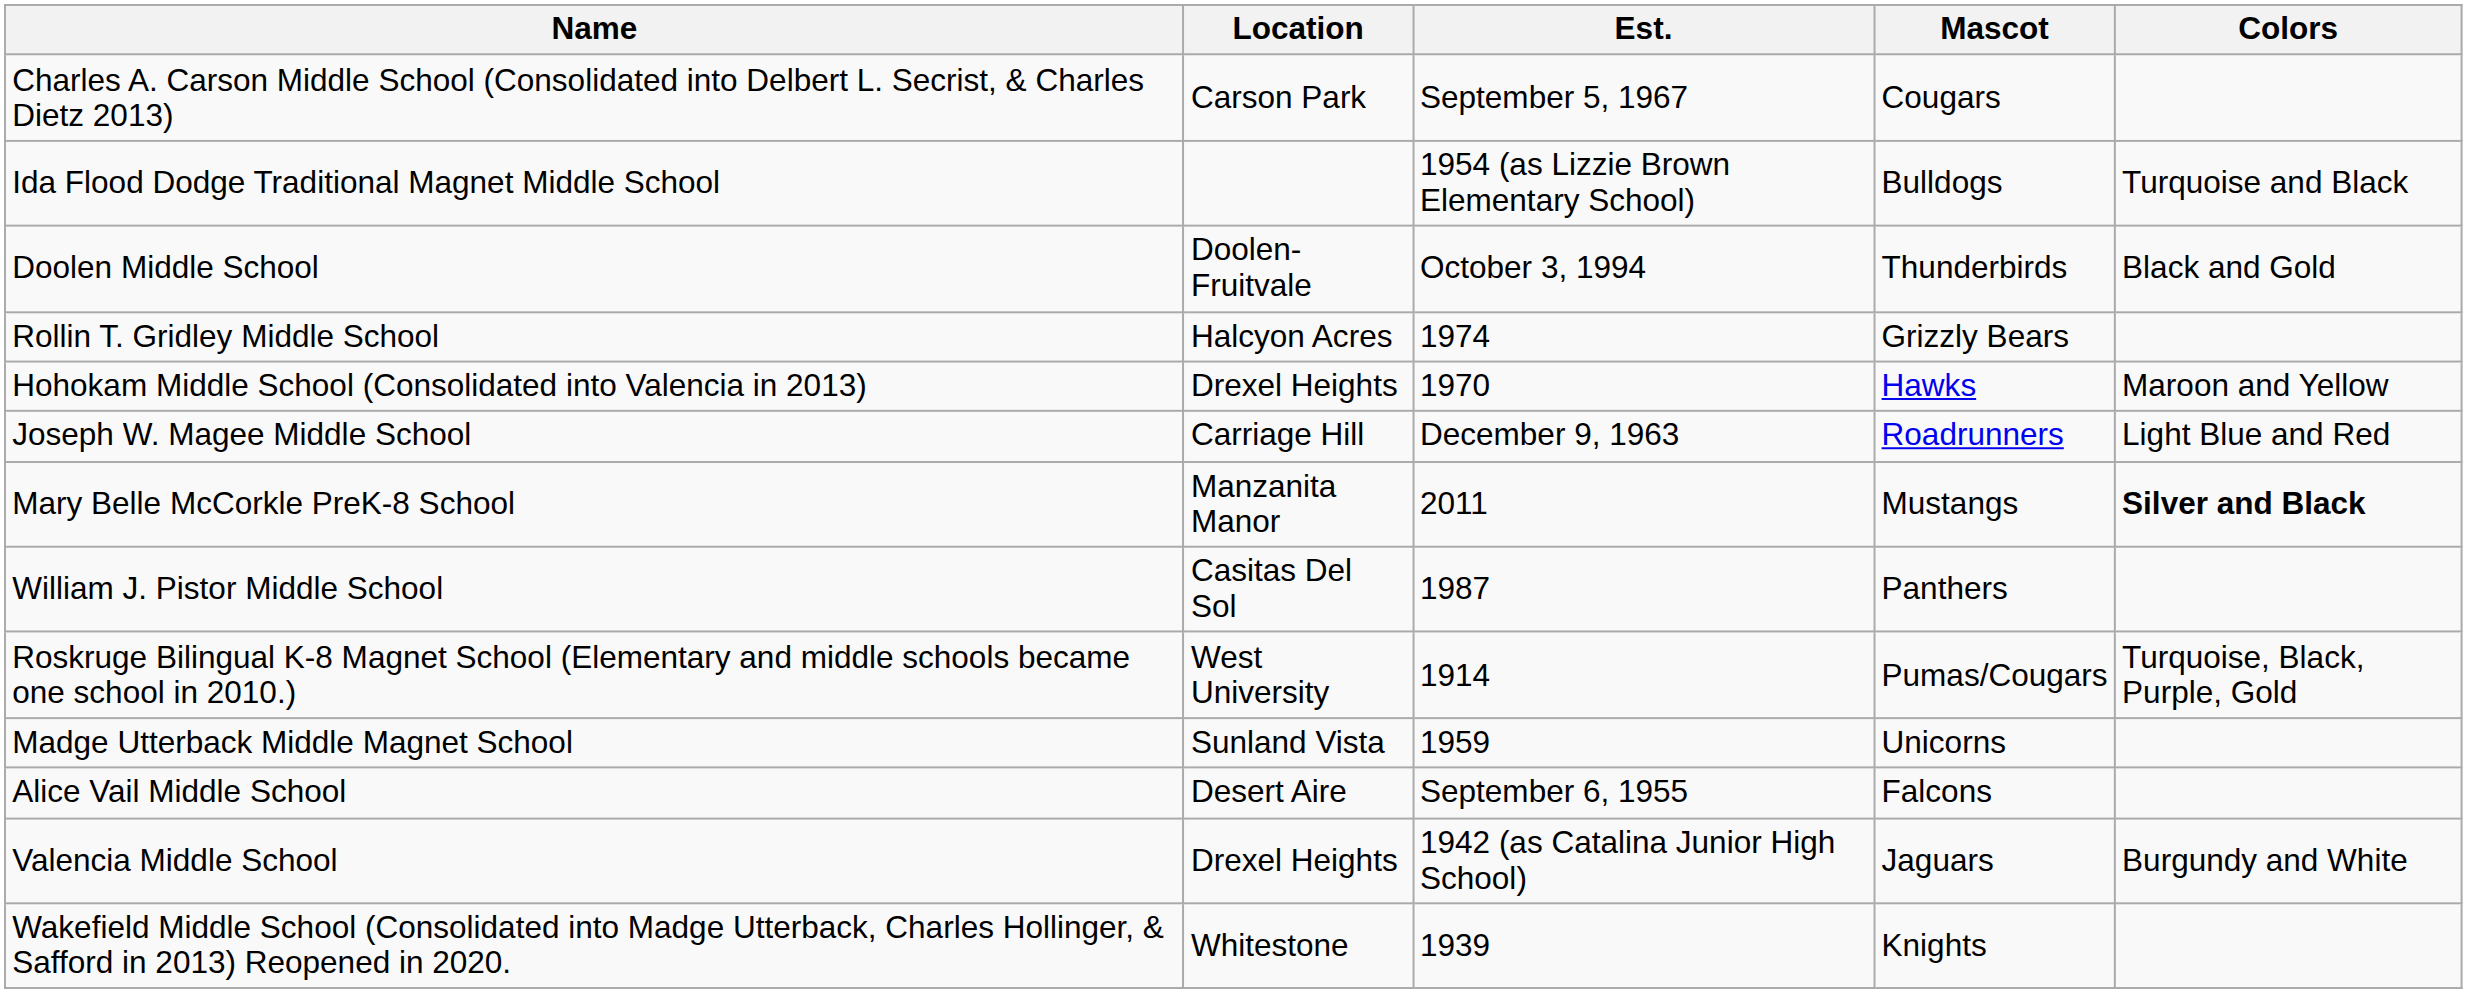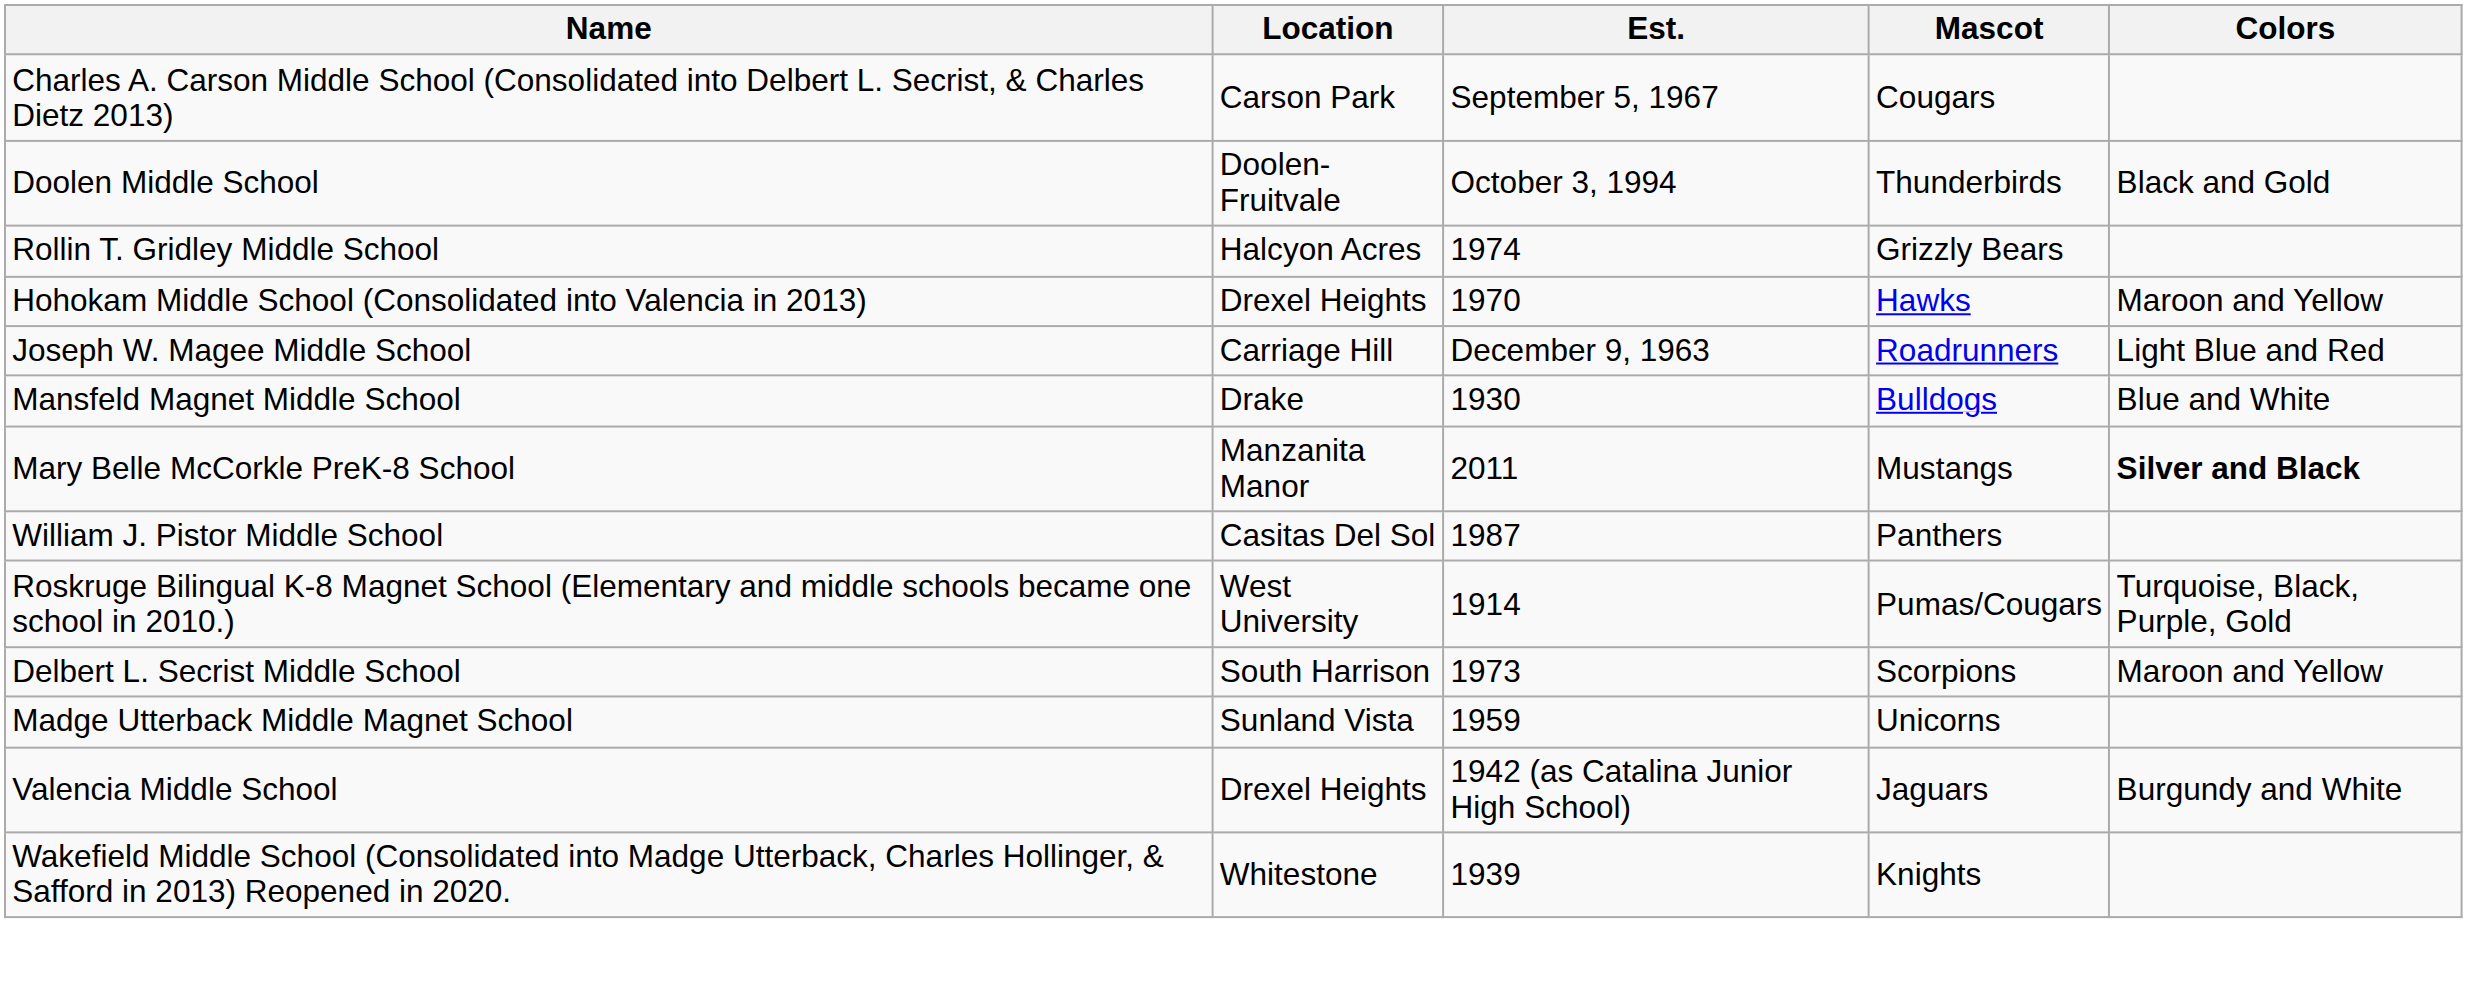- row: (366, 182)
+ row: (237, 400)
+ row: (236, 671)
- row: (179, 792)
